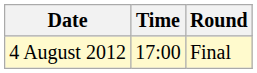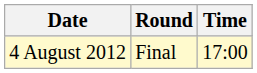columns swapped: (158, 20) <-> (219, 20)
